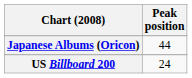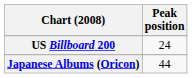rows swapped: (73, 45) <-> (73, 63)
